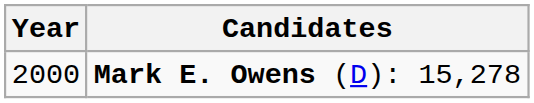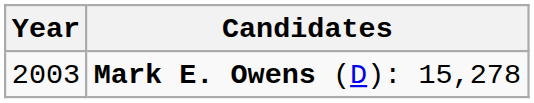(46, 75) 2000 -> (46, 75) 2003
